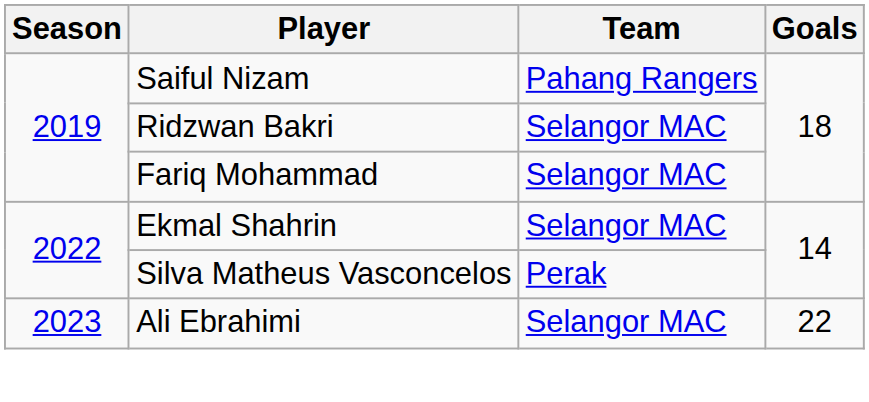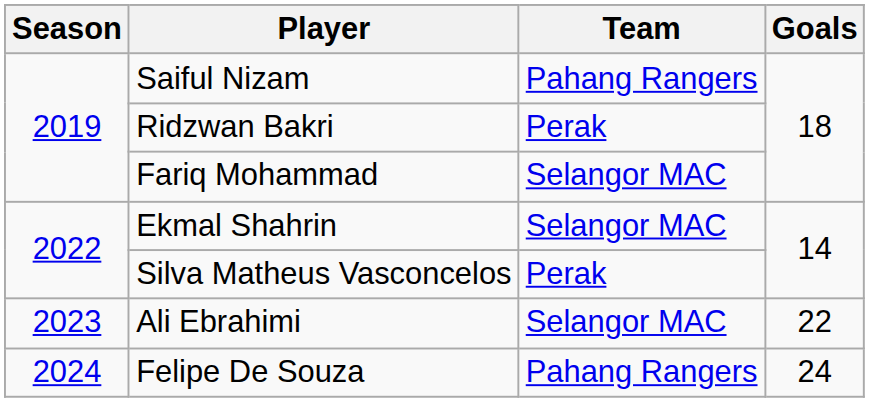(626, 126) Selangor MAC -> (566, 126) Perak
+ row: (250, 371)
